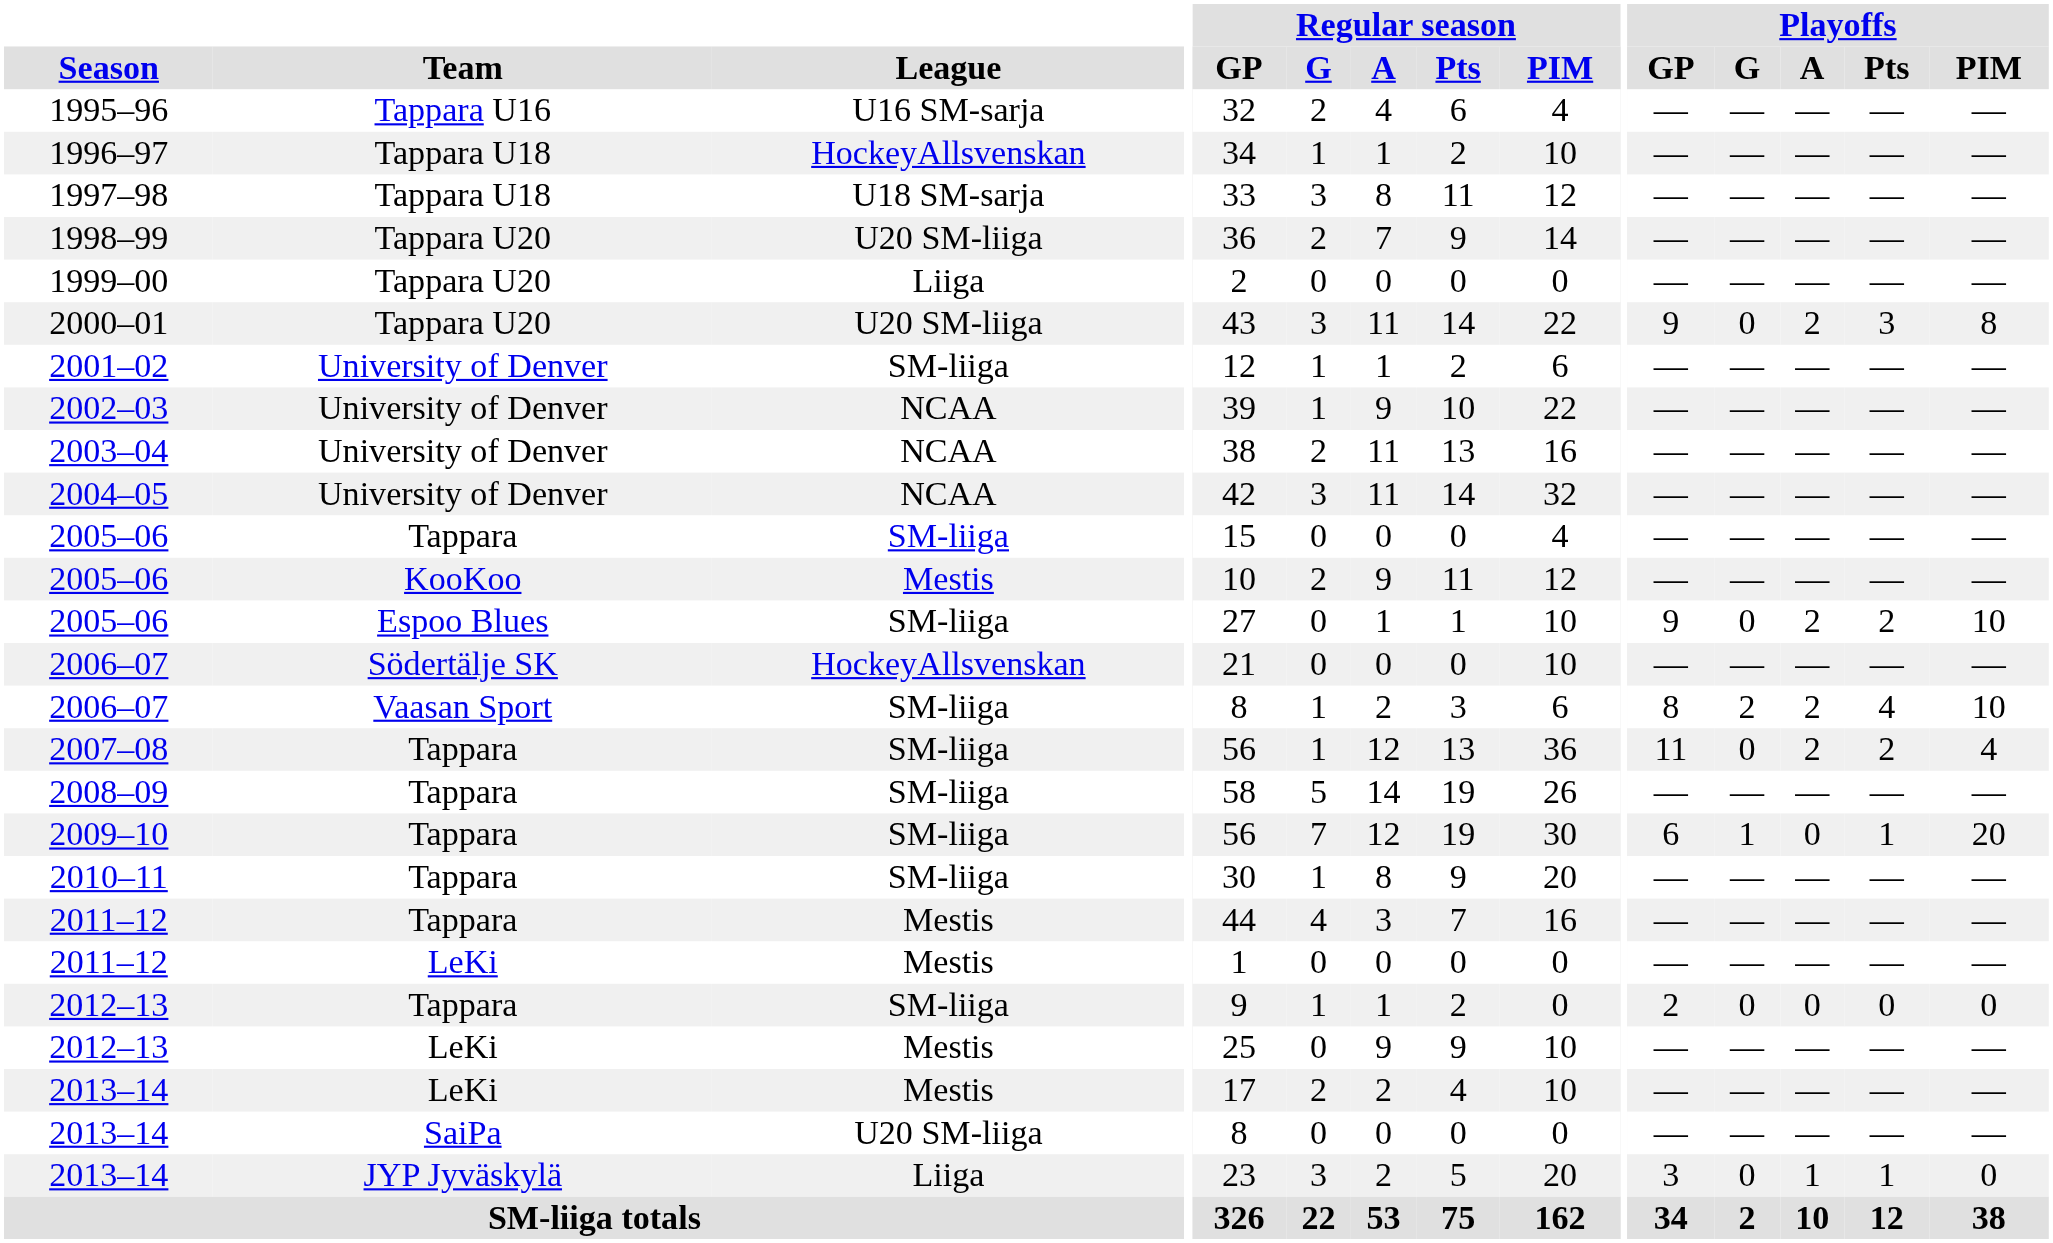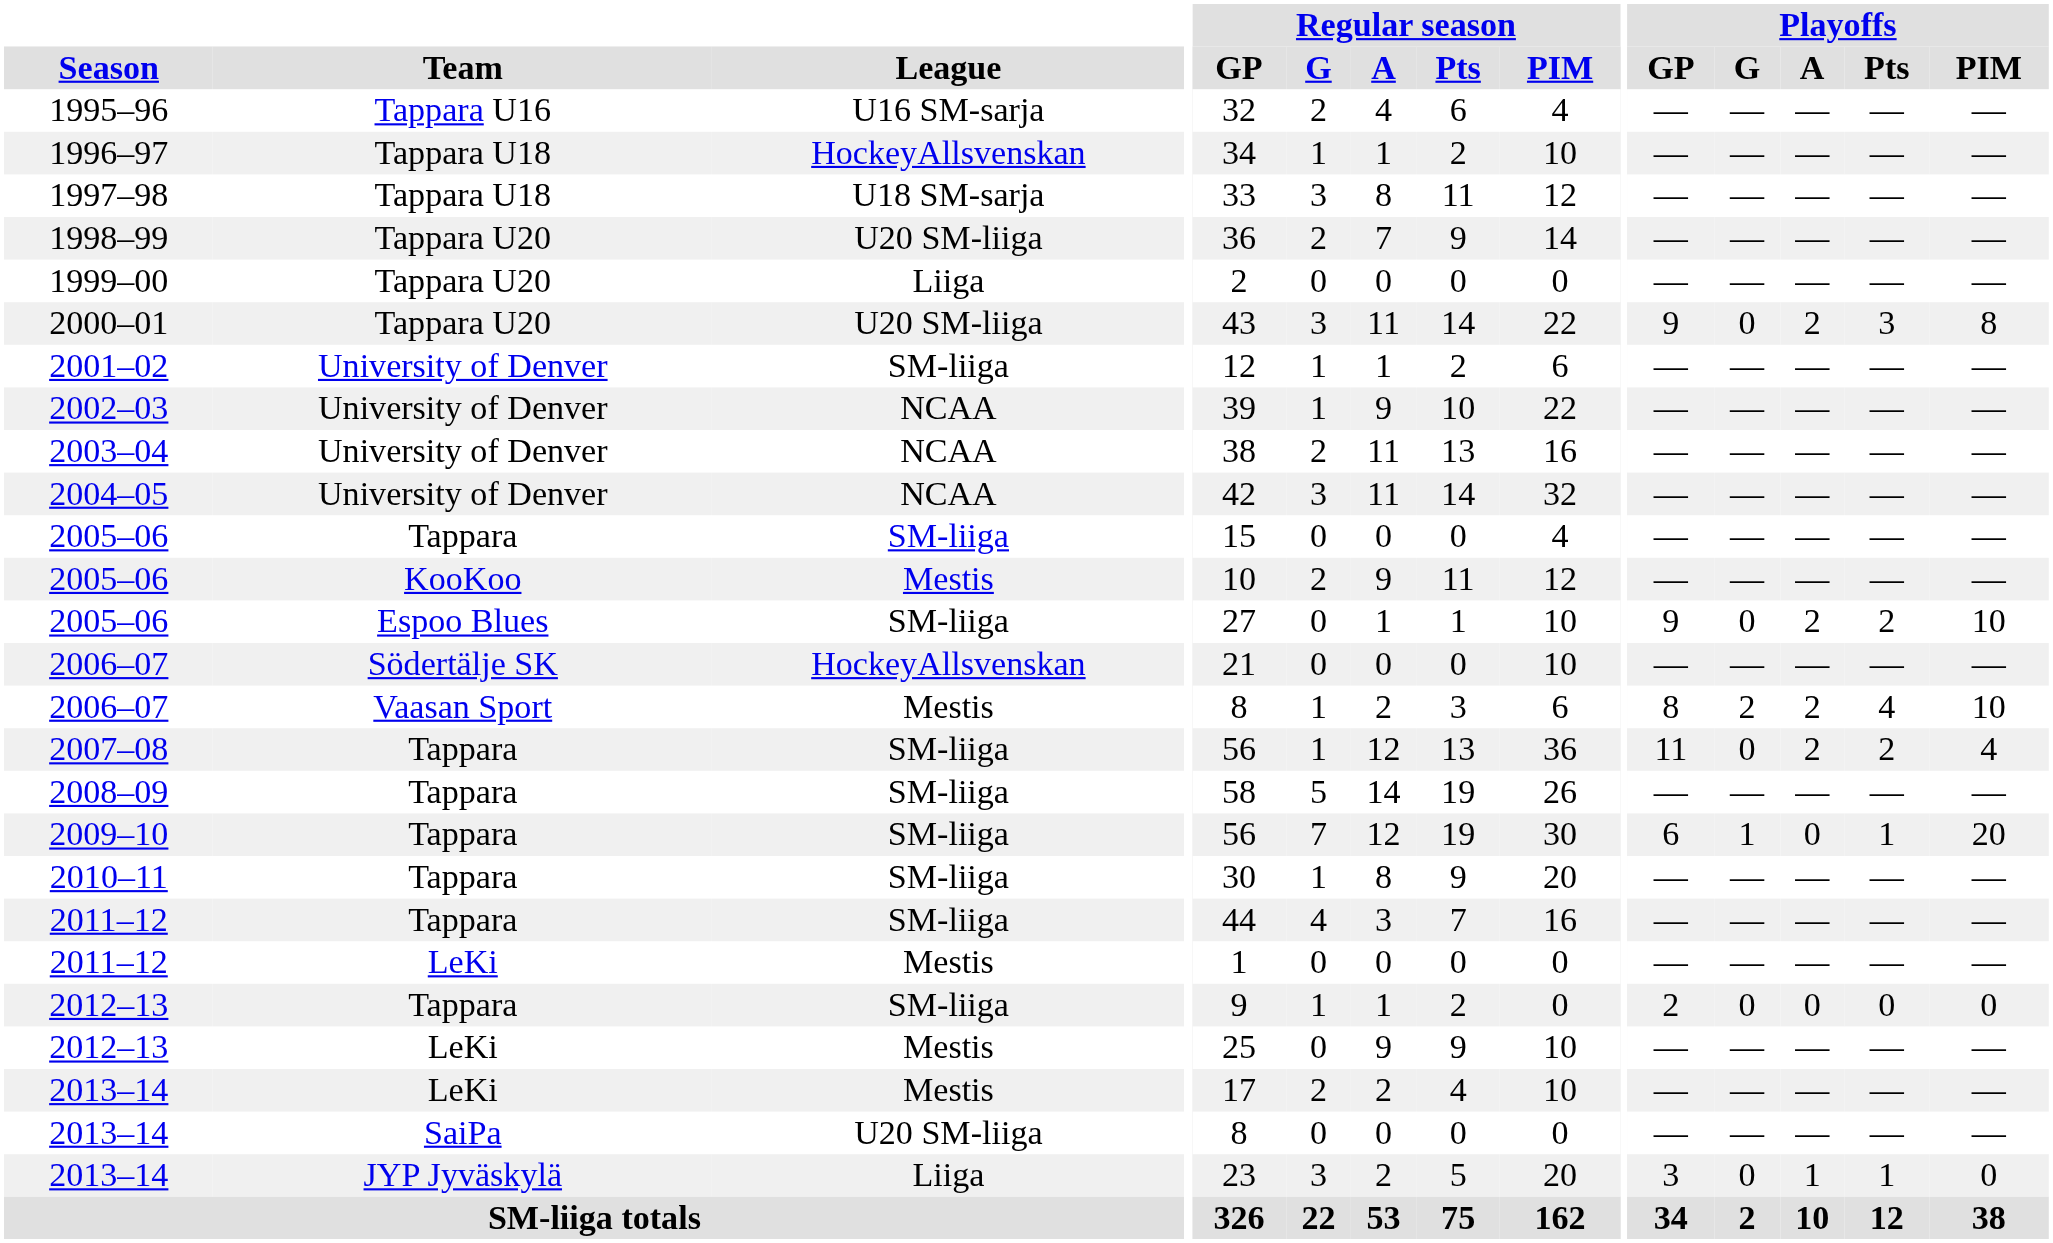(948, 706) SM-liiga -> (948, 706) Mestis
(948, 919) Mestis -> (948, 919) SM-liiga
